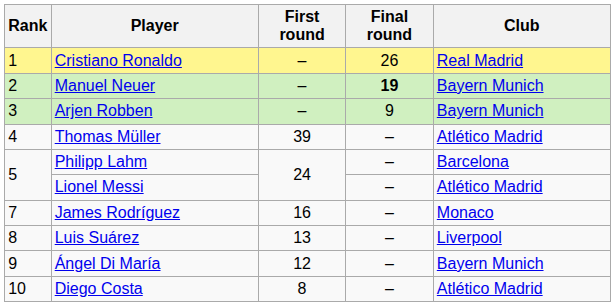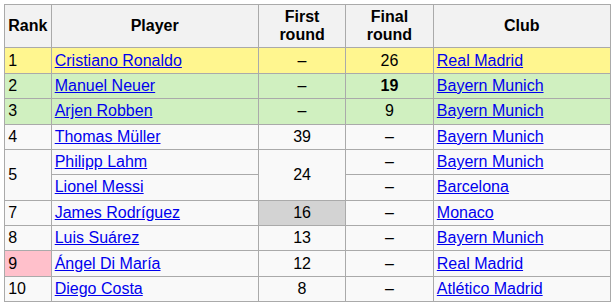(490, 136) Atlético Madrid -> (490, 136) Bayern Munich
(473, 162) Barcelona -> (490, 162) Bayern Munich
(490, 187) Atlético Madrid -> (473, 187) Barcelona
(302, 212) no background -> (302, 212) lightgrey background
(469, 238) Liverpool -> (490, 238) Bayern Munich
(13, 263) no background -> (13, 263) pink background
(490, 263) Bayern Munich -> (480, 263) Real Madrid
